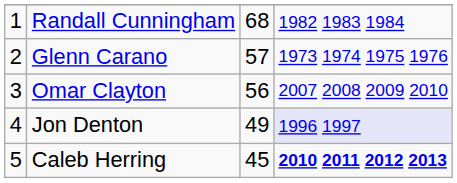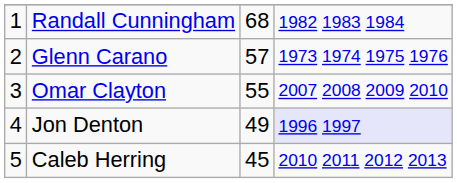(257, 90) 56 -> (257, 90) 55
(363, 160) bold -> (363, 160) normal
